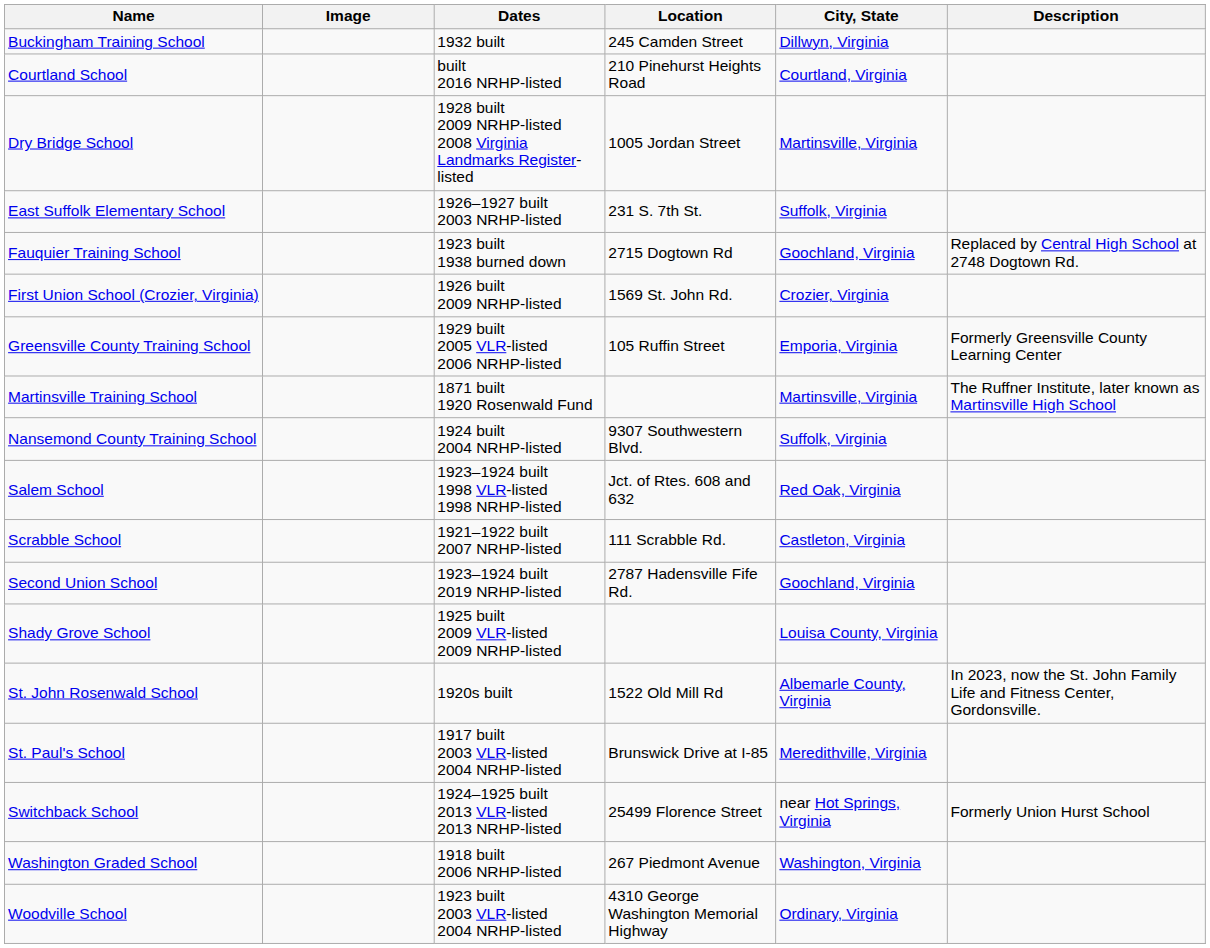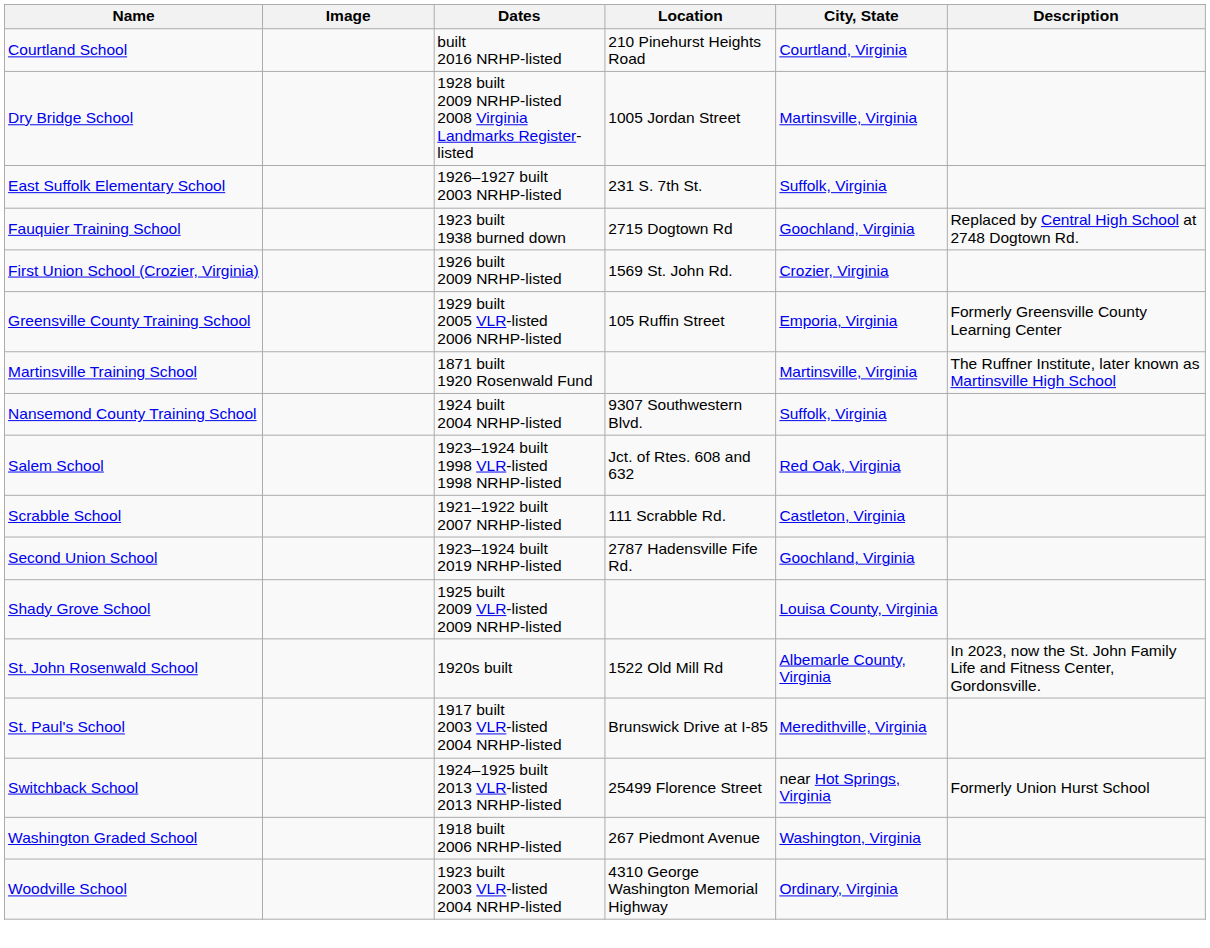- row: (106, 41)
